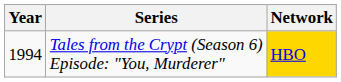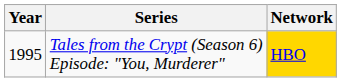(25, 53) 1994 -> (25, 53) 1995
